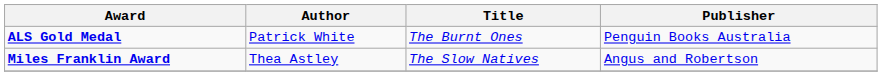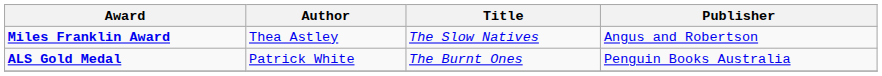rows swapped: (65, 38) <-> (89, 60)
